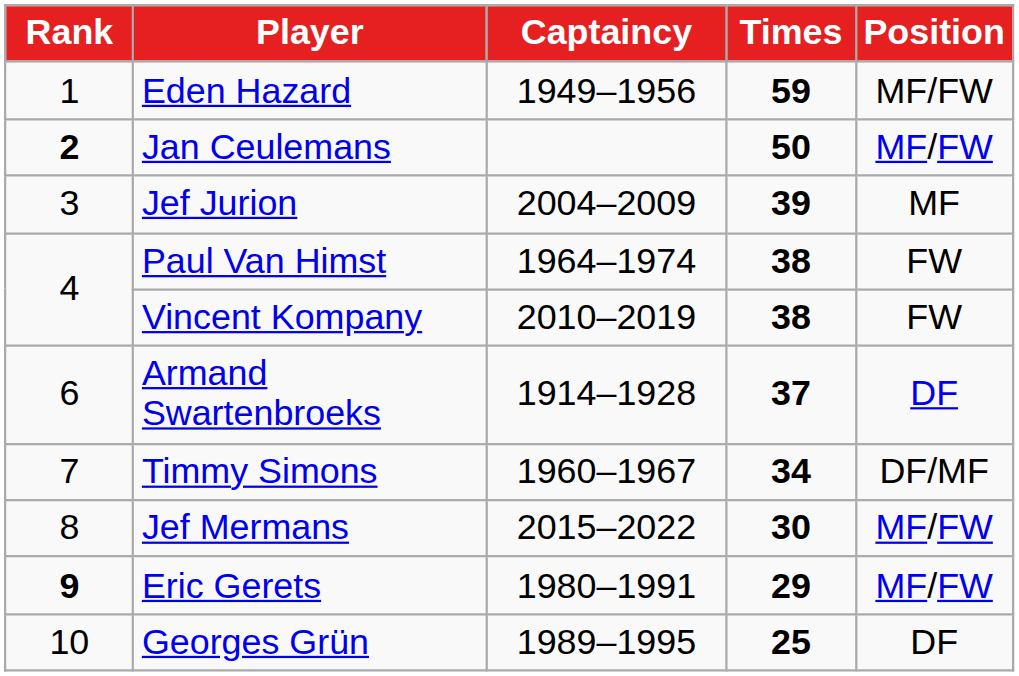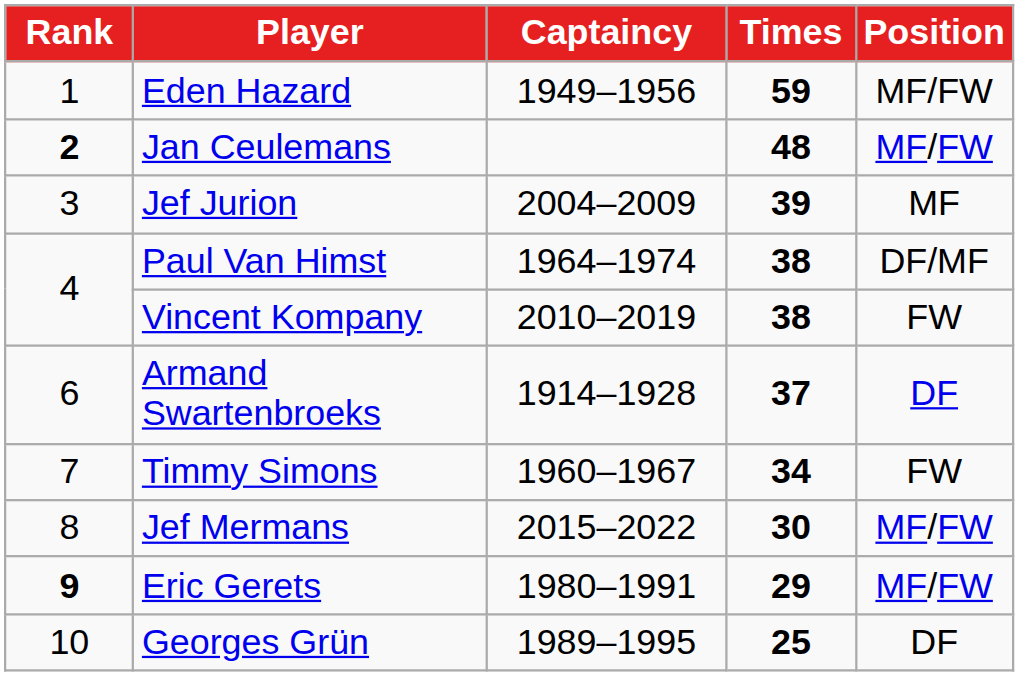(791, 146) 50 -> (791, 146) 48
(934, 260) FW -> (934, 260) DF/MF
(934, 471) DF/MF -> (934, 471) FW
